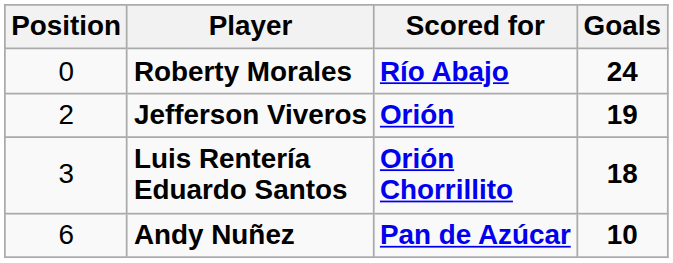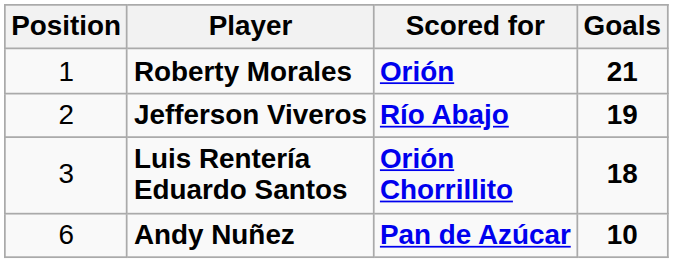(66, 70) 0 -> (66, 70) 1
(444, 70) Río Abajo -> (417, 70) Orión
(622, 70) 24 -> (622, 70) 21
(417, 114) Orión -> (444, 114) Río Abajo
